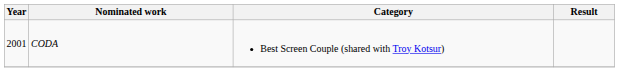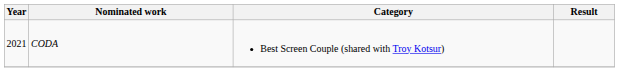(17, 43) 2001 -> (17, 43) 2021
